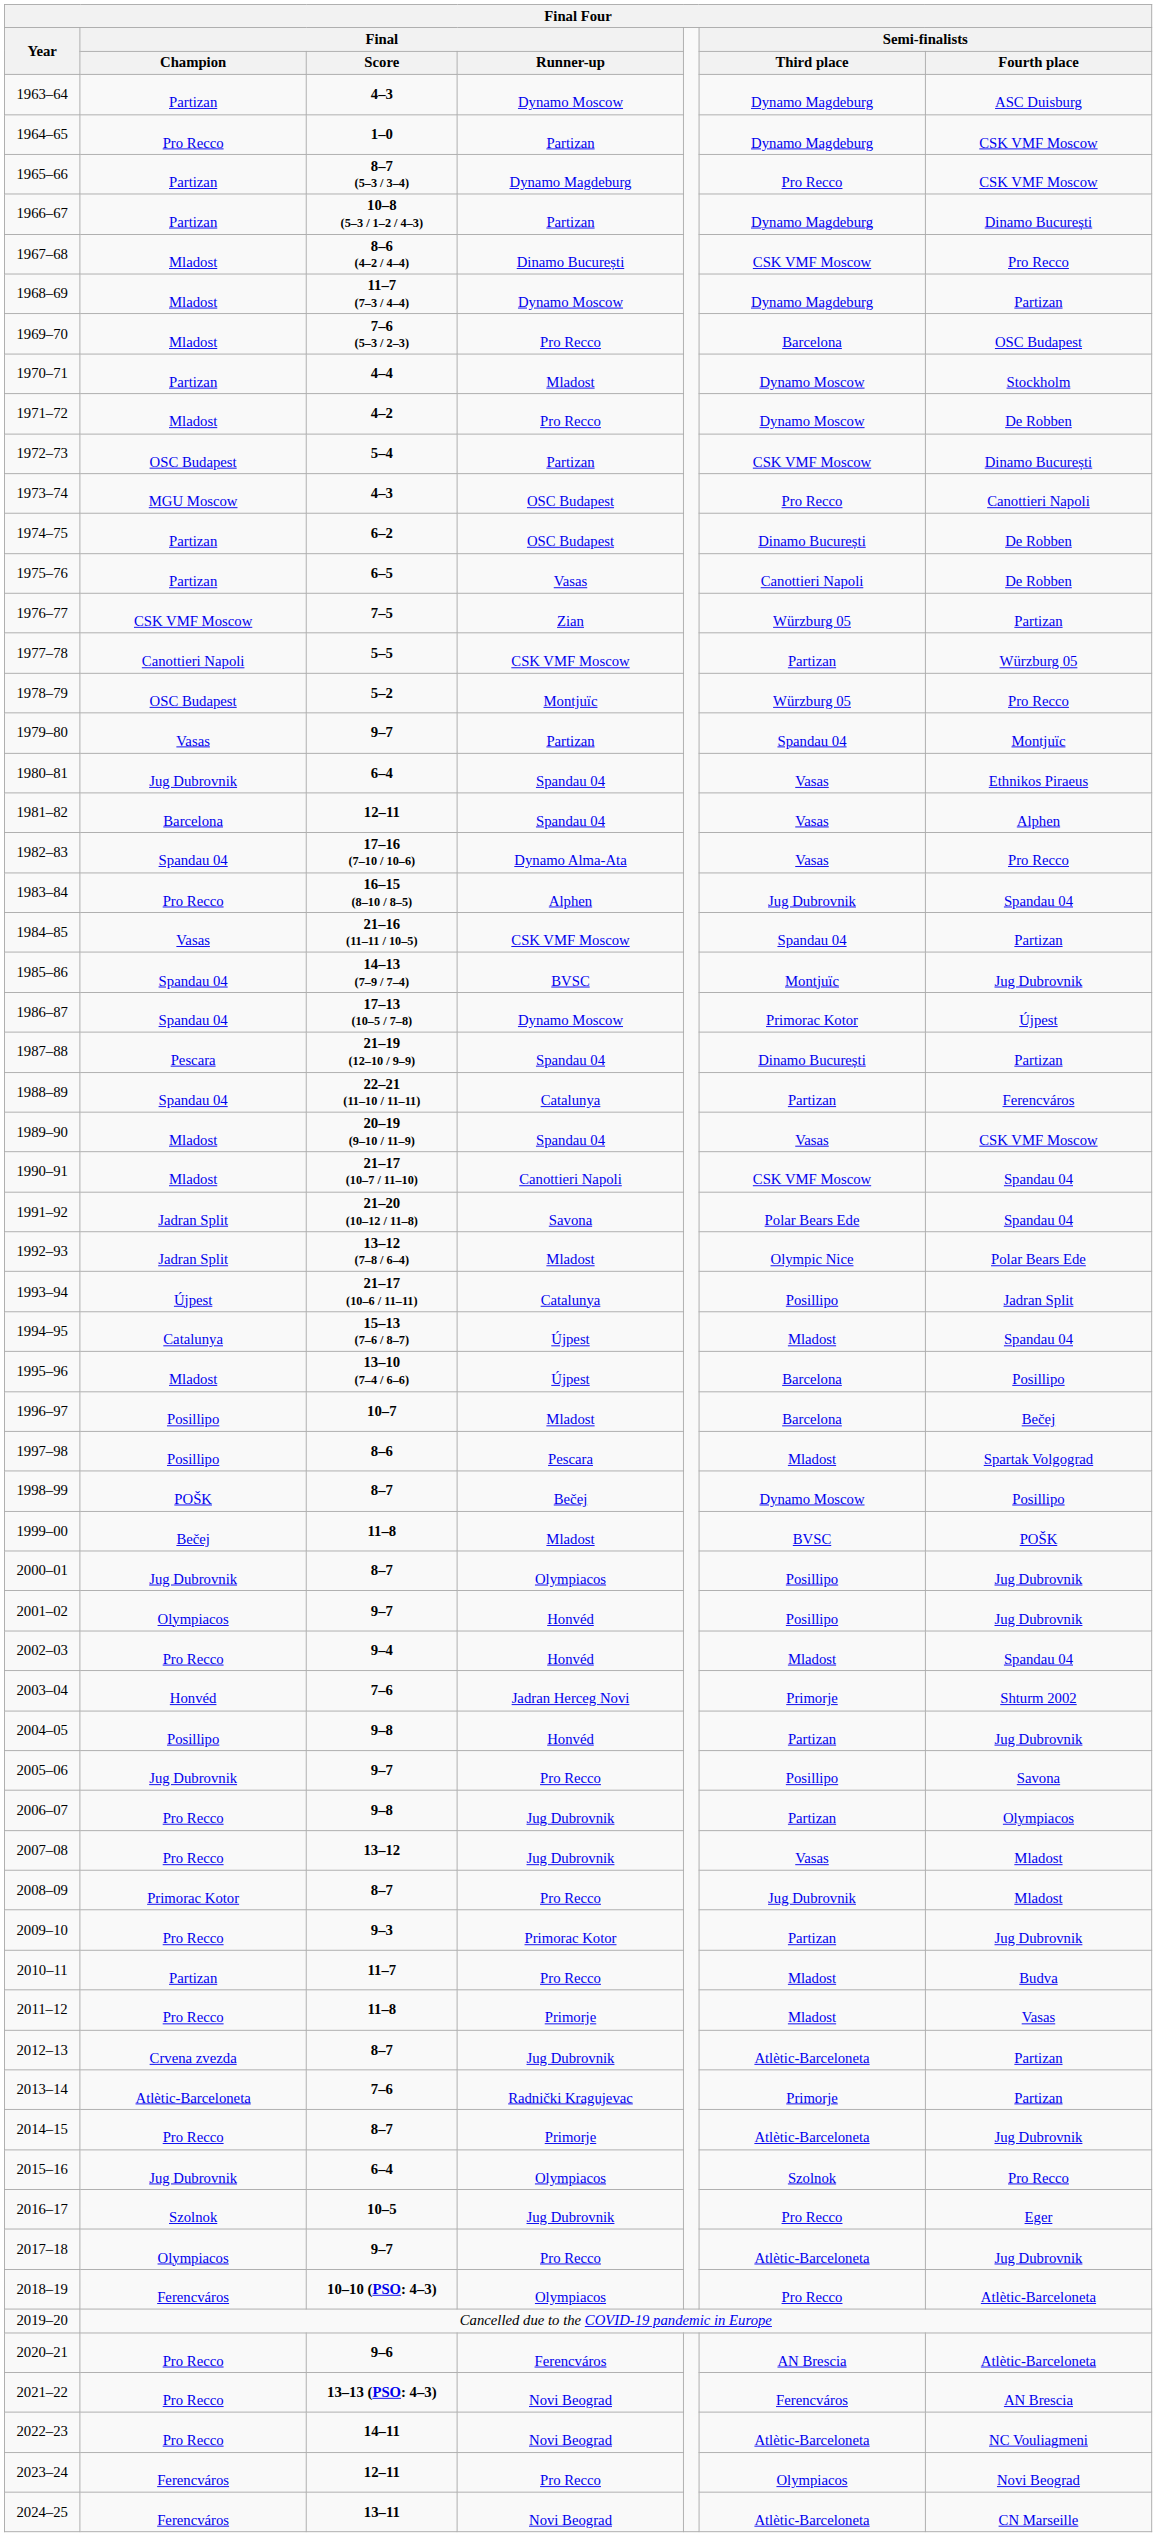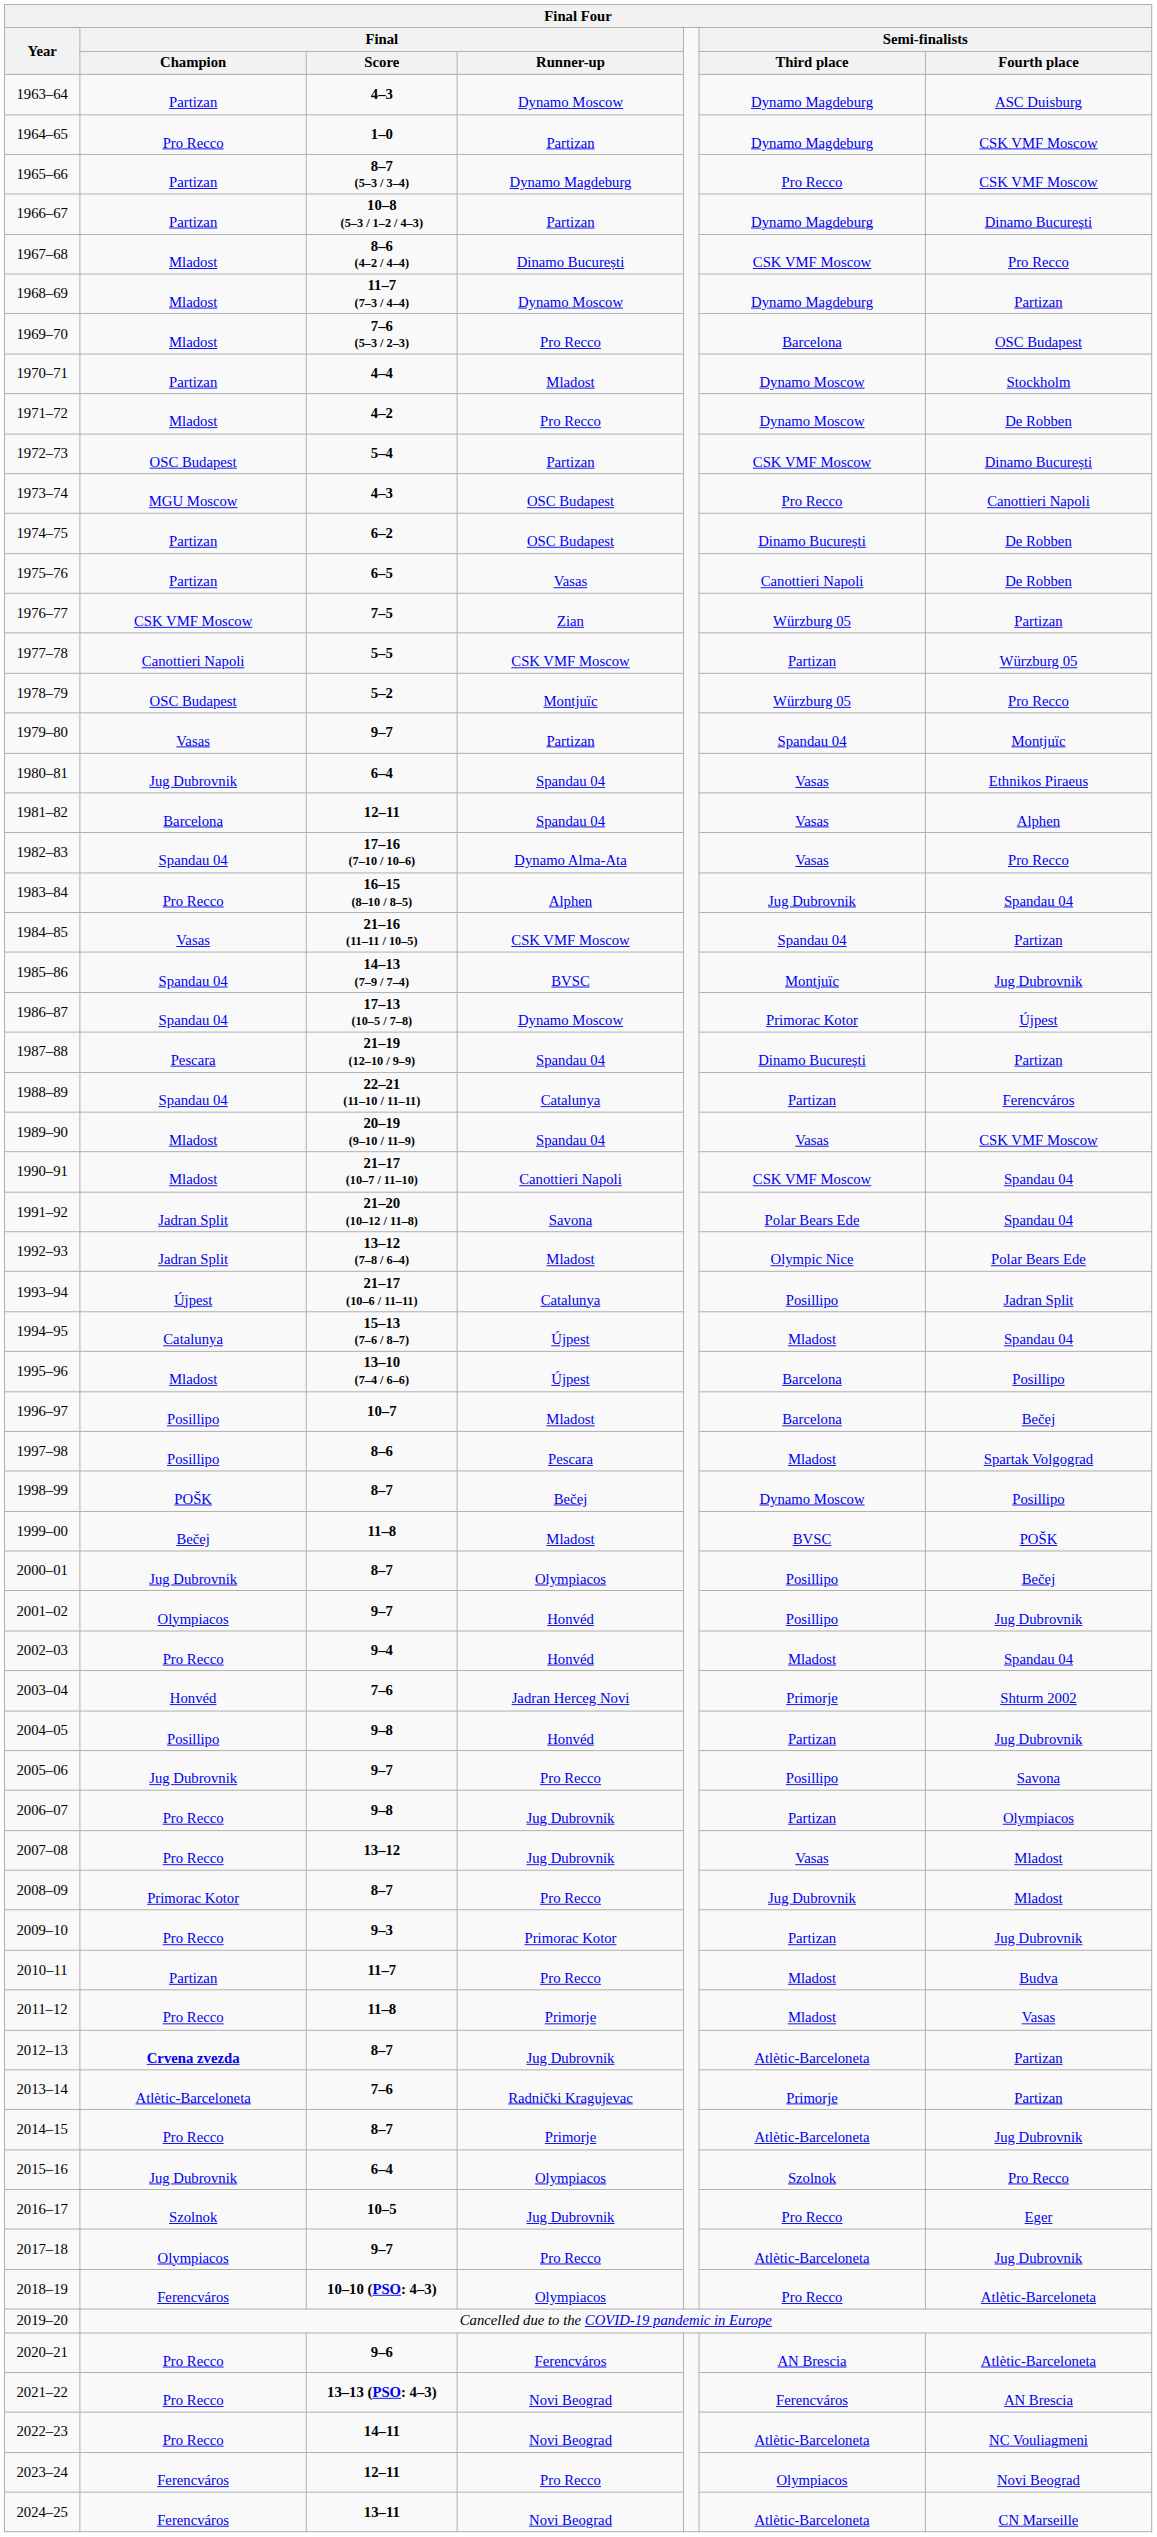(1038, 1579) Jug Dubrovnik -> (1038, 1579) Bečej
(193, 2058) normal -> (193, 2058) bold
